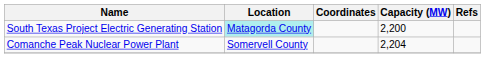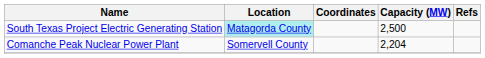(393, 28) 2,200 -> (393, 28) 2,500
